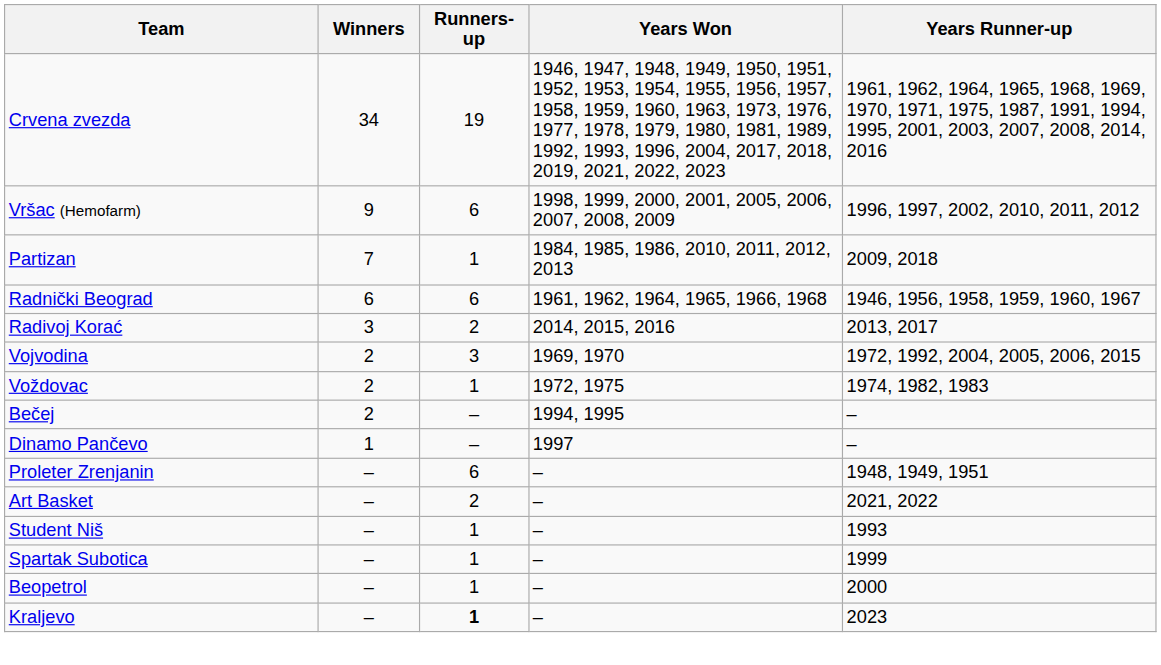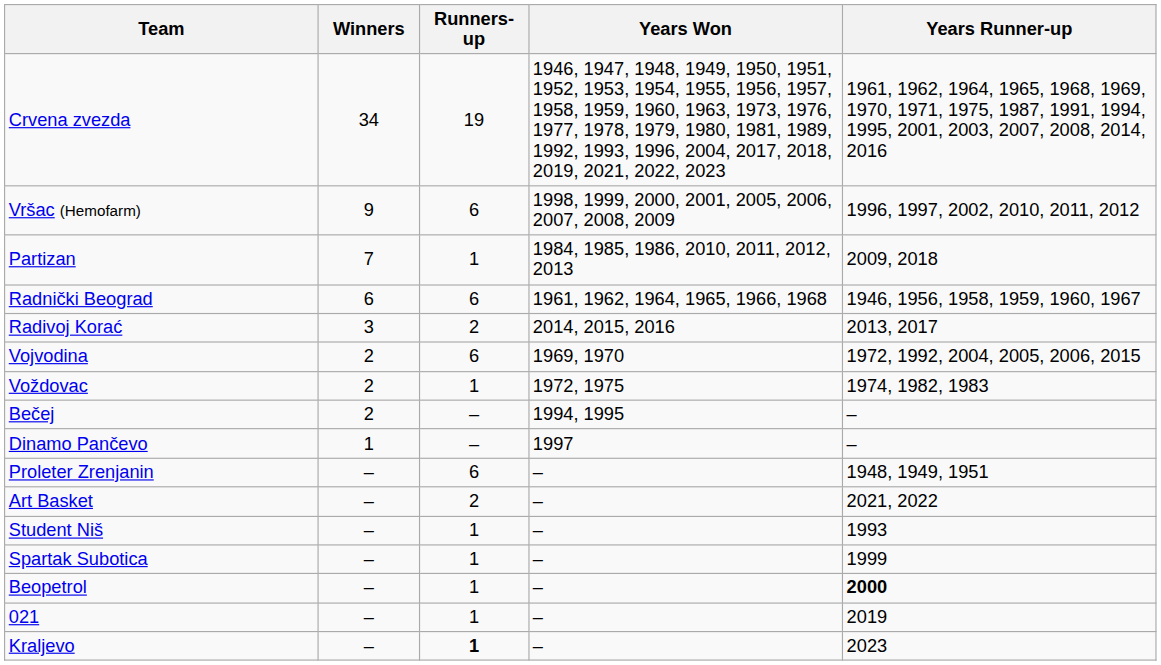(474, 356) 3 -> (474, 356) 6
(867, 588) normal -> (867, 588) bold
+ row: (24, 617)
